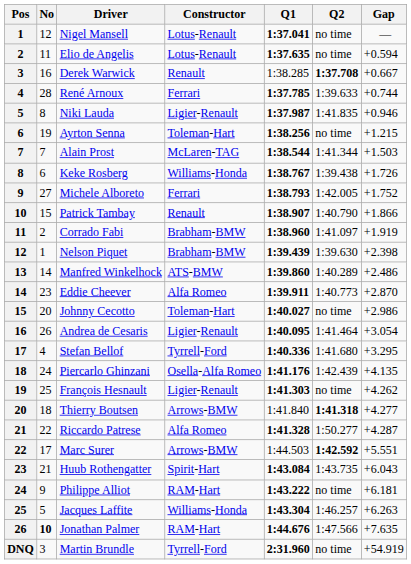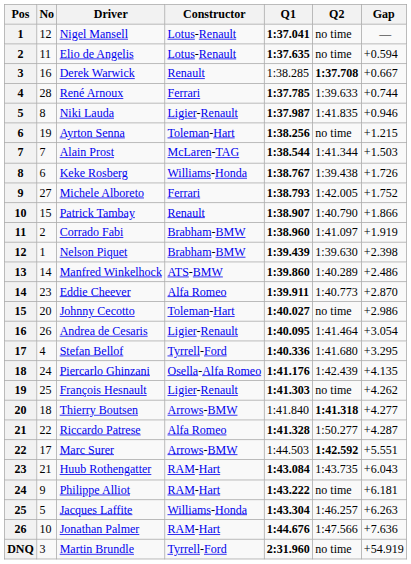(194, 469) Spirit-Hart -> (194, 469) RAM-Hart
(45, 529) bold -> (45, 529) normal
(381, 529) +7.635 -> (381, 529) +7.636
